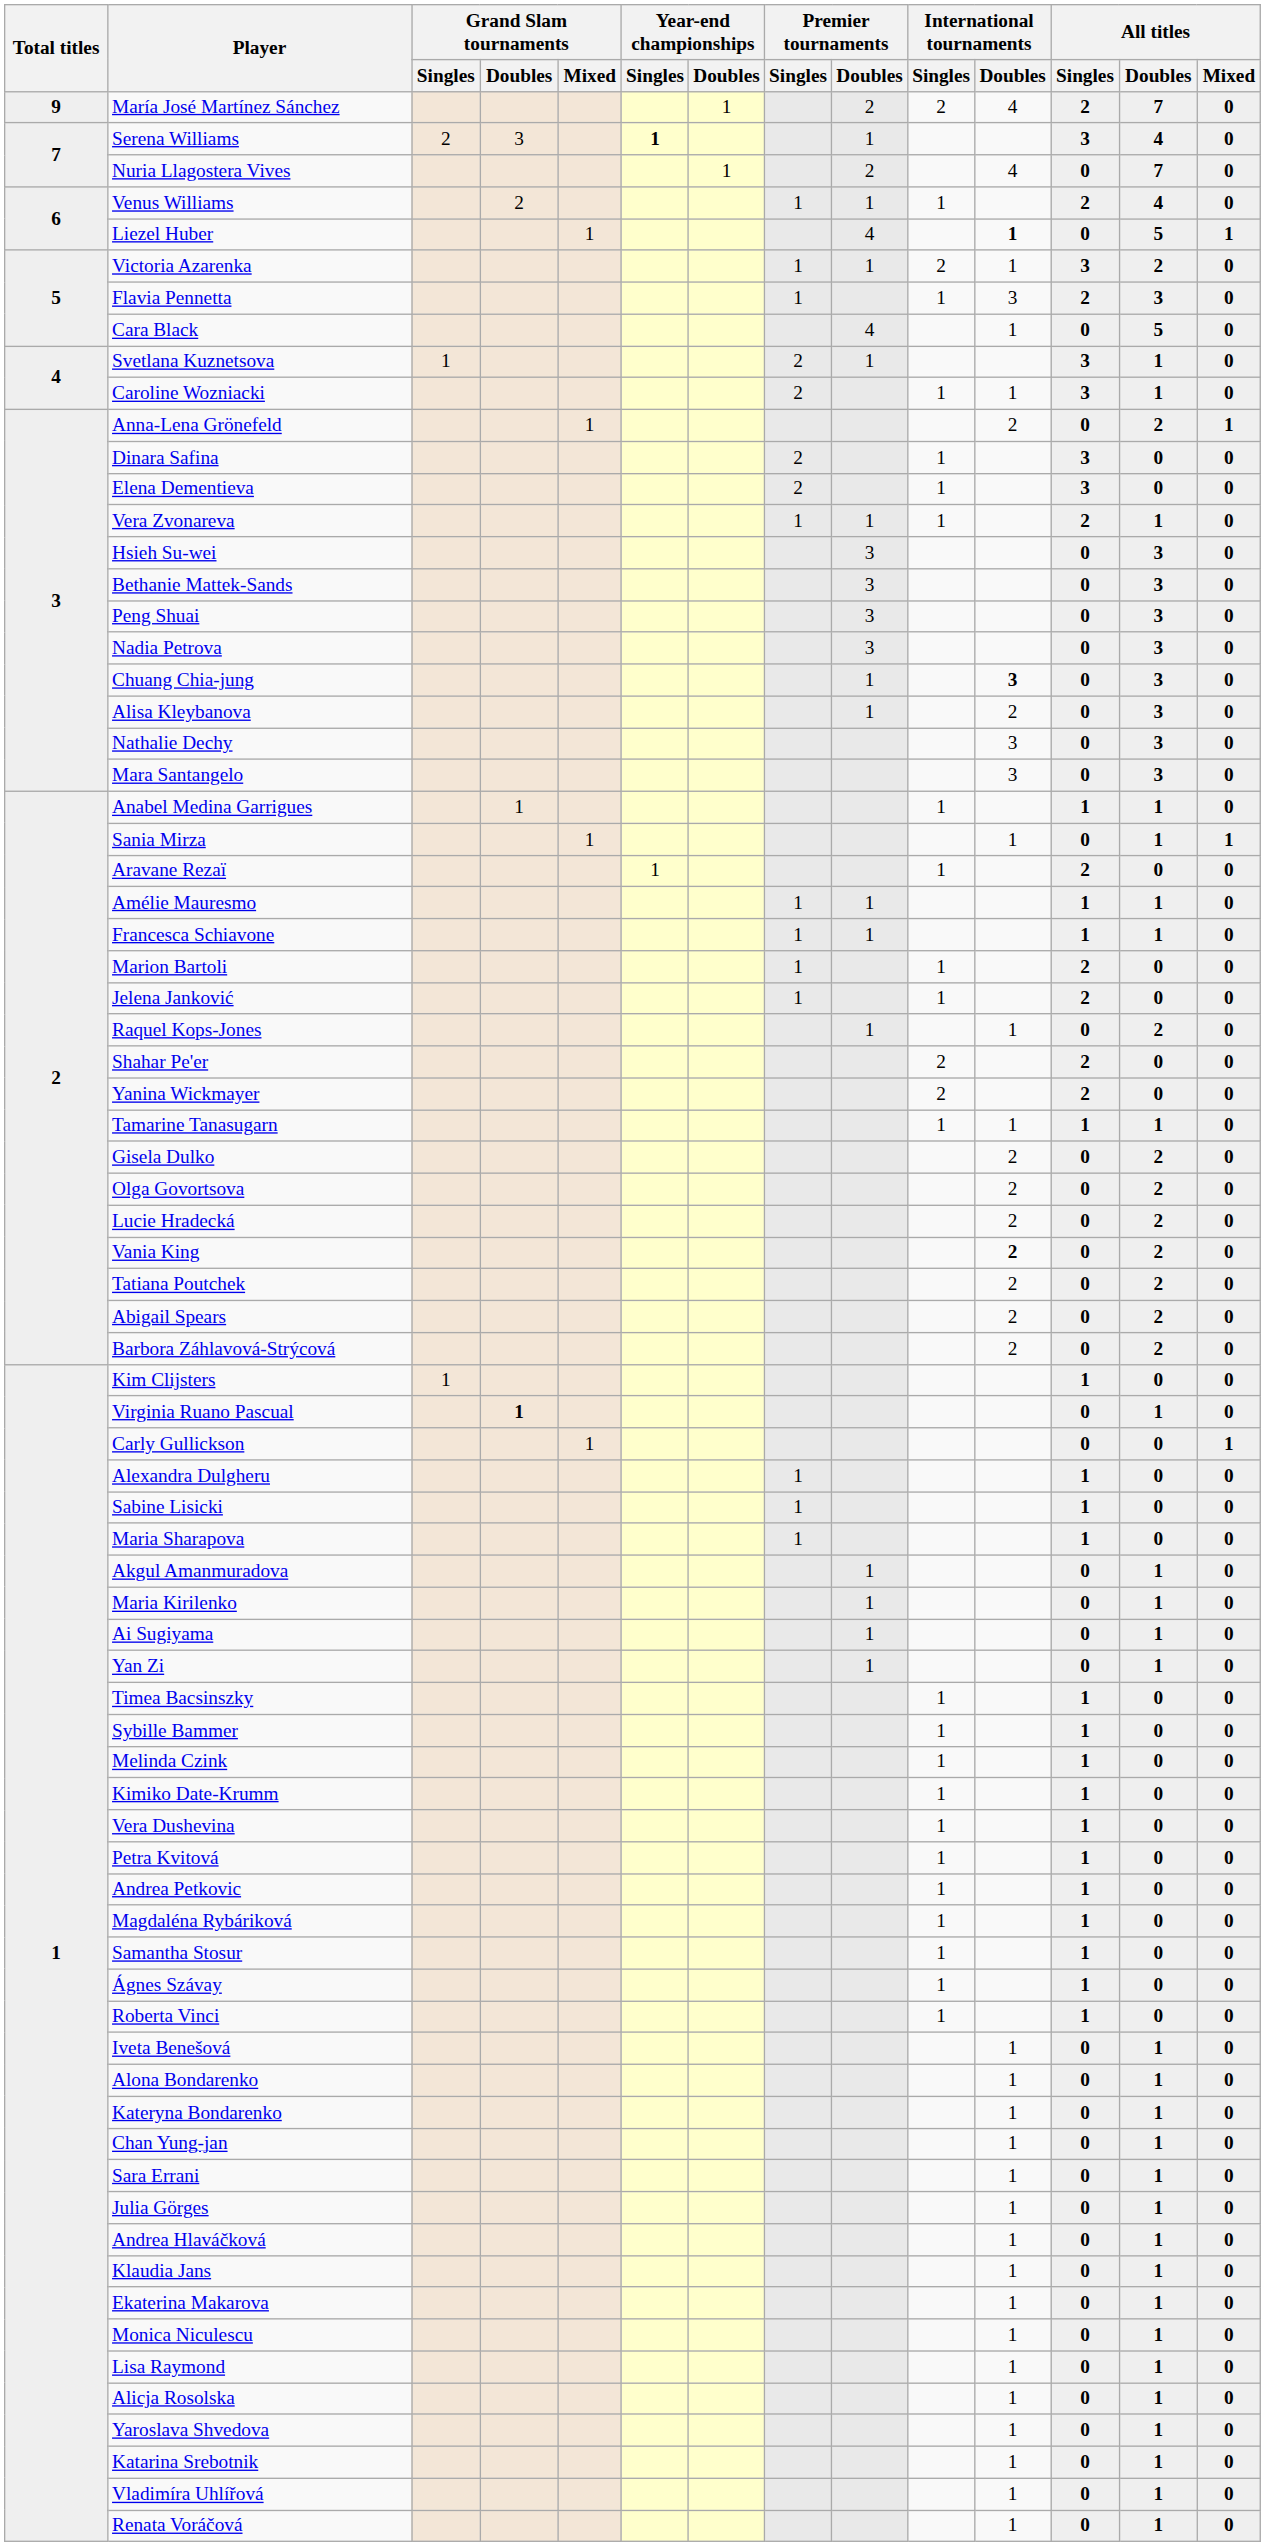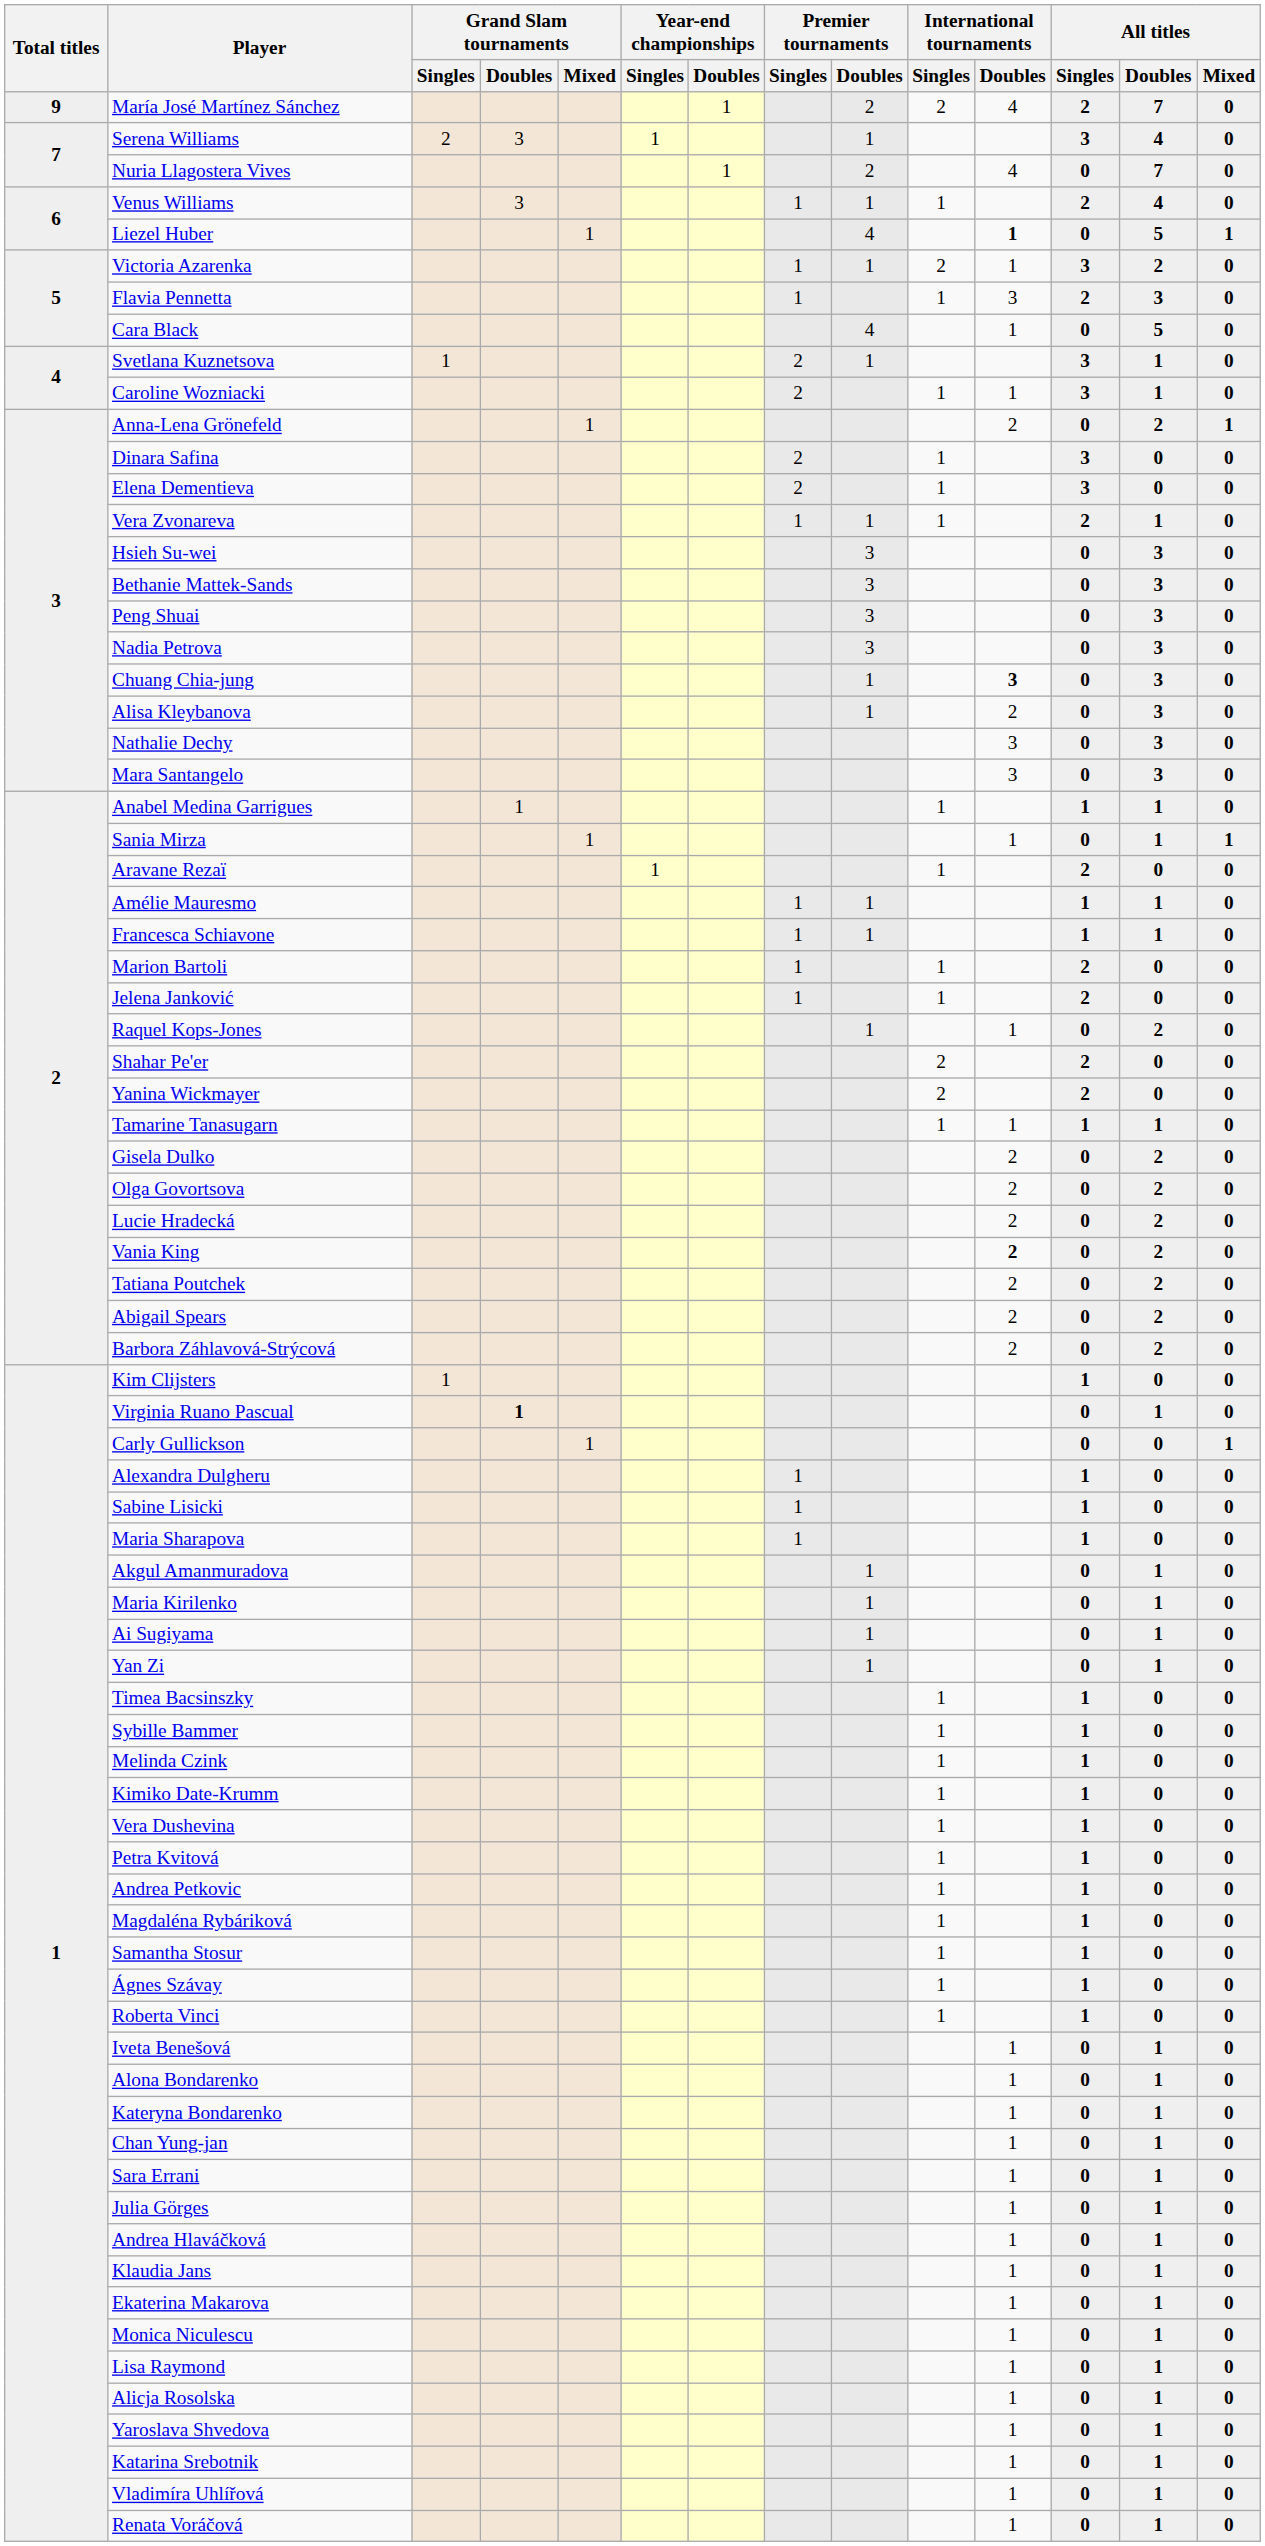(655, 139) bold -> (655, 139) normal
(519, 202) 2 -> (519, 202) 3
